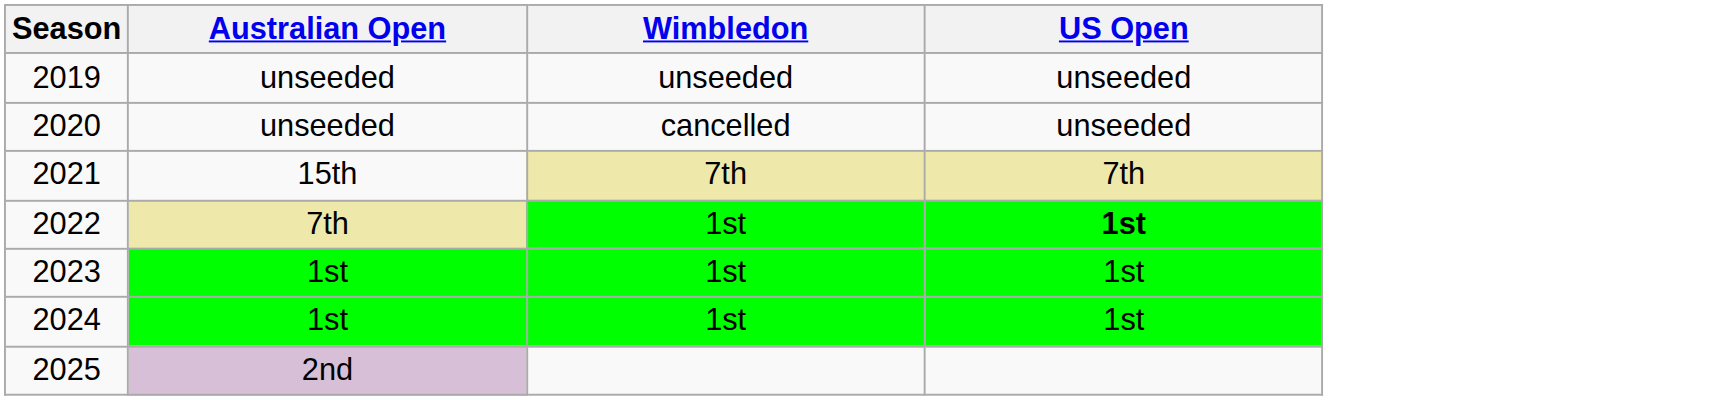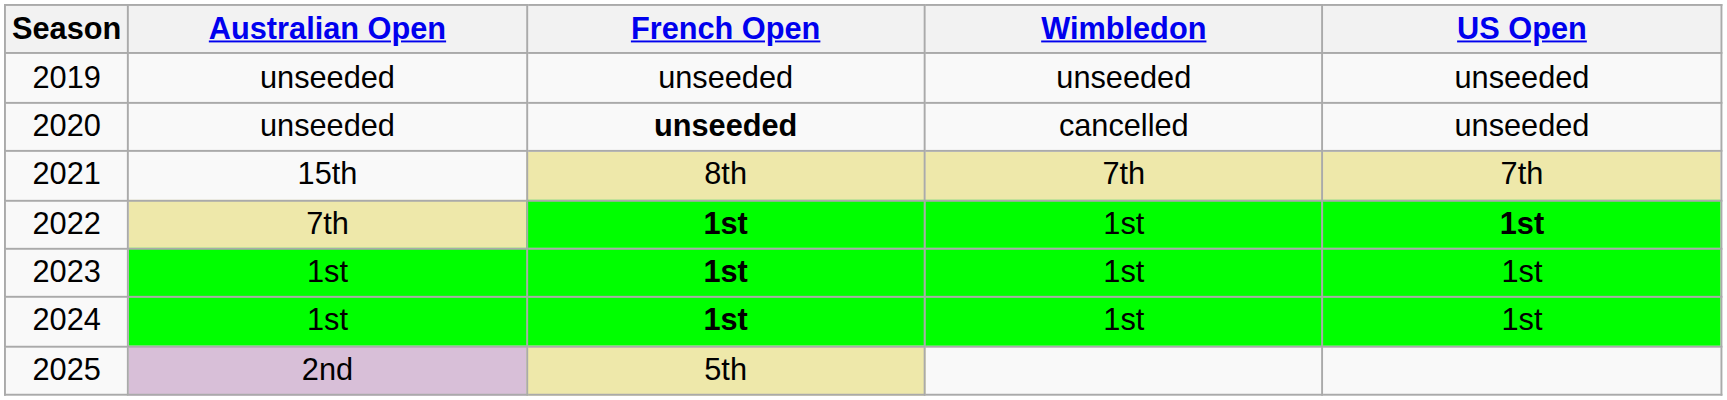+ column: (726, 28)
